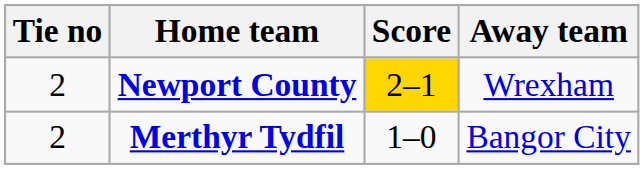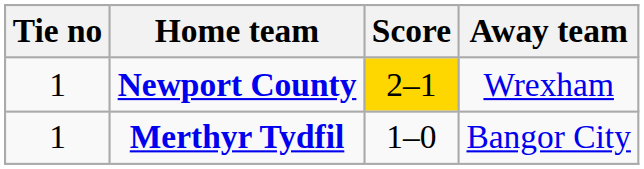(57, 84) 2 -> (57, 84) 1
(57, 137) 2 -> (57, 137) 1
